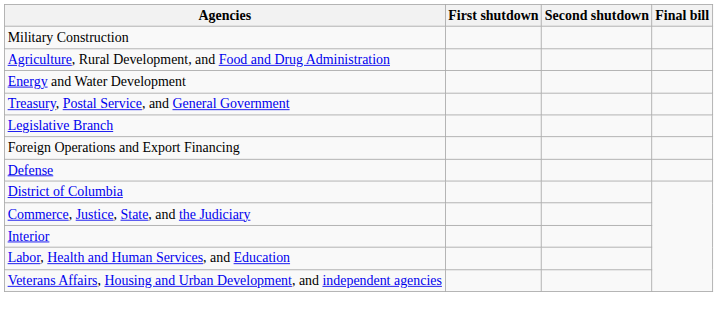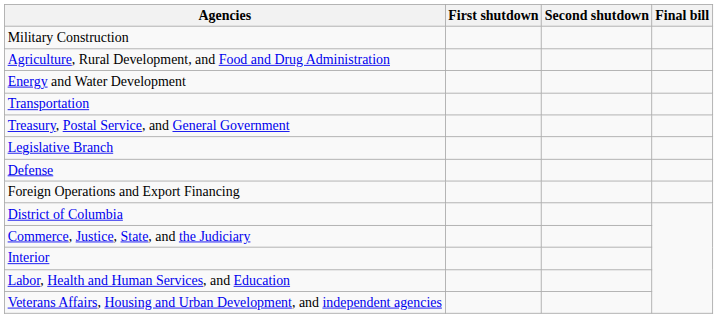+ row: (48, 103)
rows swapped: (30, 170) <-> (124, 147)
